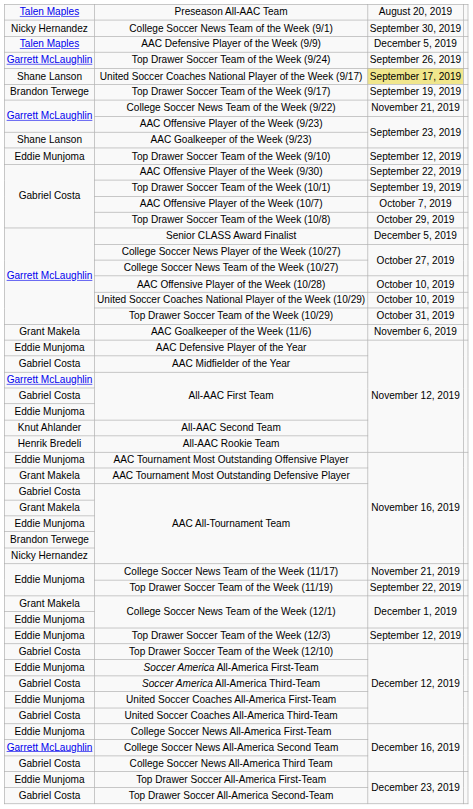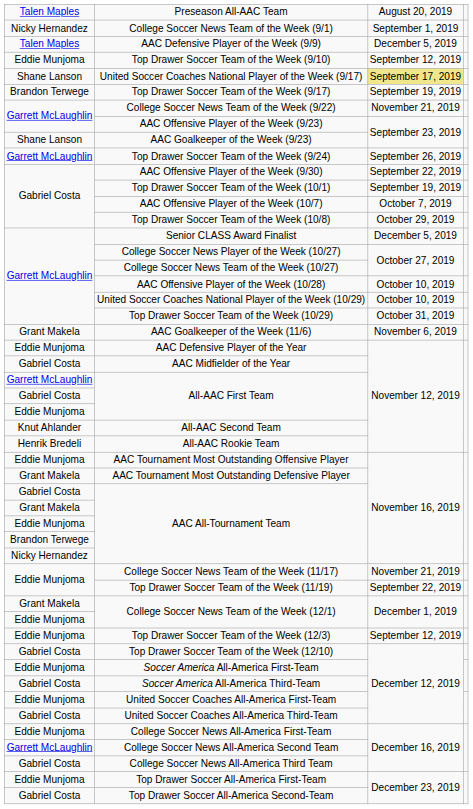(416, 28) September 30, 2019 -> (416, 28) September 1, 2019
rows swapped: (49, 156) <-> (49, 60)
